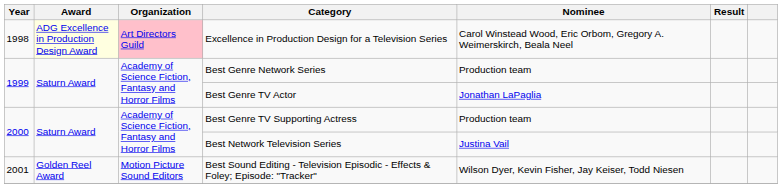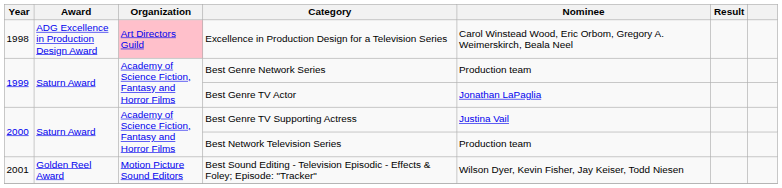(72, 39) lightyellow background -> (72, 39) no background
(495, 119) Production team -> (484, 119) Justina Vail
(484, 144) Justina Vail -> (495, 144) Production team
